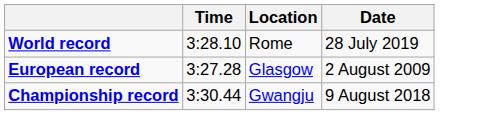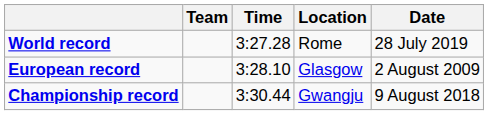+ column: (207, 17)
(214, 43) 3:28.10 -> (263, 43) 3:27.28
(214, 69) 3:27.28 -> (263, 69) 3:28.10
